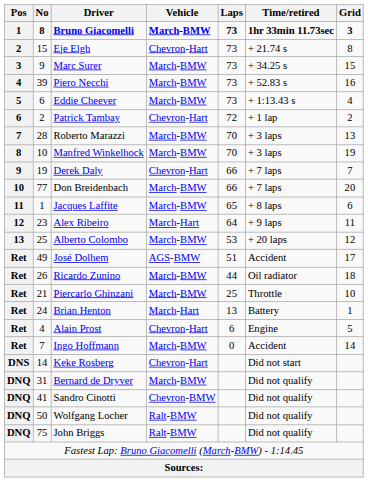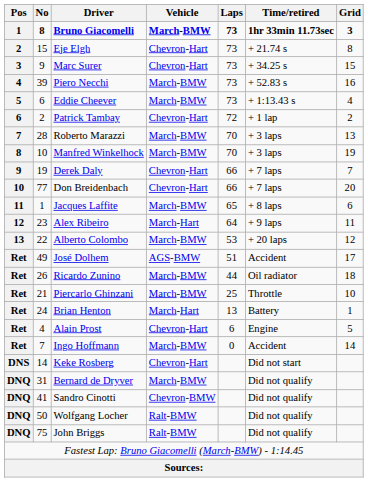(178, 65) March-BMW -> (178, 65) Chevron-Hart
(178, 187) March-BMW -> (178, 187) Chevron-Hart
(42, 240) 25 -> (42, 240) 22
